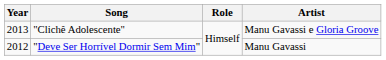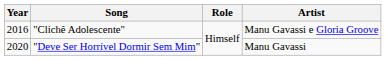(18, 30) 2013 -> (18, 30) 2016
(18, 47) 2012 -> (18, 47) 2020
